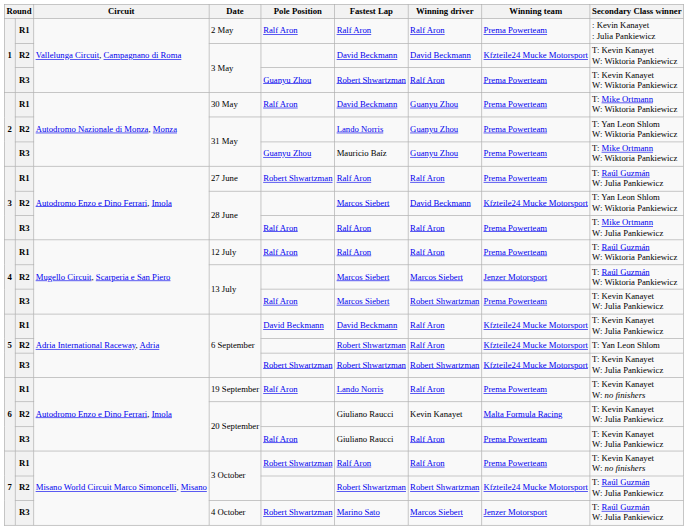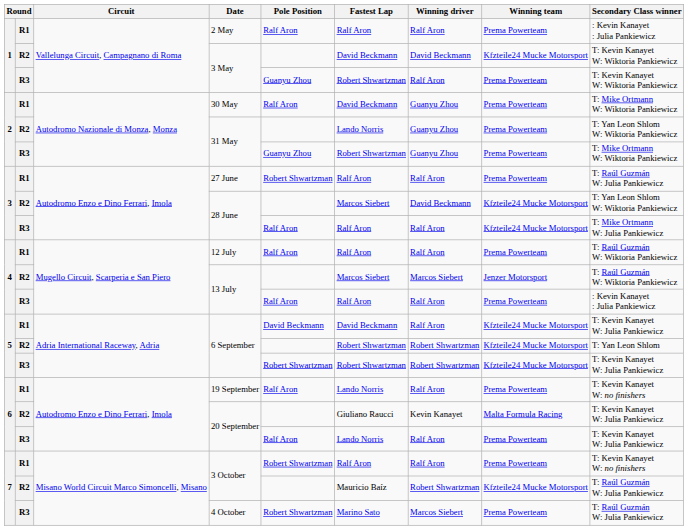(362, 153) Mauricio Baíz -> (371, 153) Robert Shwartzman
(515, 227) Prema Powerteam -> (536, 227) Kfzteile24 Mucke Motorsport
(363, 301) Marcos Siebert -> (354, 301) Ralf Aron
(445, 301) Robert Shwartzman -> (427, 301) Ralf Aron
(628, 301) T: Kevin Kanayet W: Julia Pankiewicz -> (624, 301) : Kevin Kanayet : Julia Pankiewicz
(427, 345) Ralf Aron -> (445, 345) Robert Shwartzman
(365, 438) Giuliano Raucci -> (360, 438) Lando Norris
(371, 487) Robert Shwartzman -> (362, 487) Mauricio Baíz
(515, 512) Jenzer Motorsport -> (515, 512) Prema Powerteam
